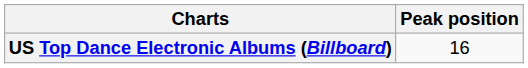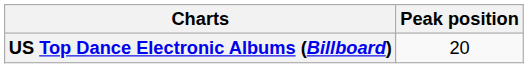(460, 47) 16 -> (460, 47) 20
